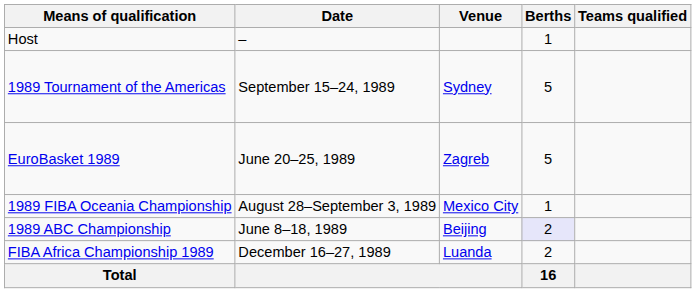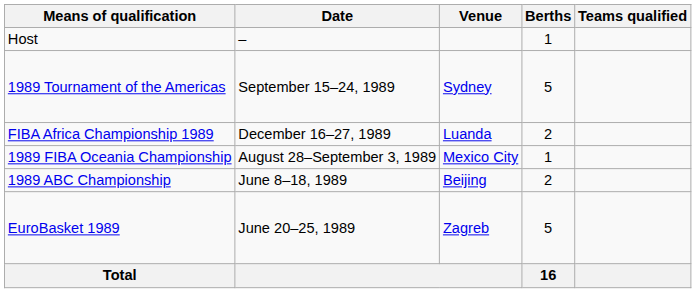rows swapped: (64, 159) <-> (111, 253)
(548, 230) lavender background -> (548, 181) no background
